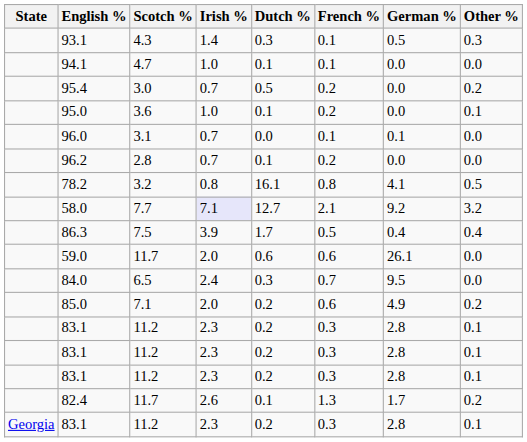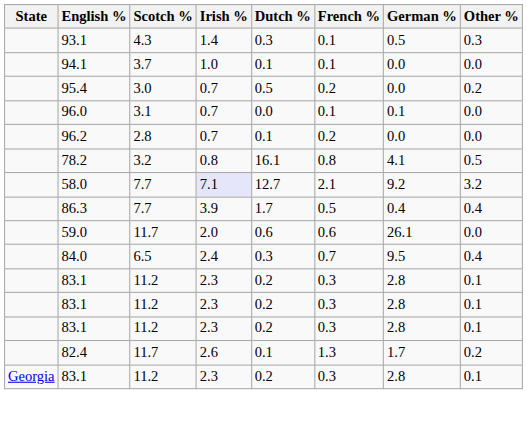(143, 64) 4.7 -> (143, 64) 3.7
- row: (31, 112)
(143, 232) 7.5 -> (143, 208) 7.7
(473, 280) 0.0 -> (473, 256) 0.4
- row: (31, 304)
